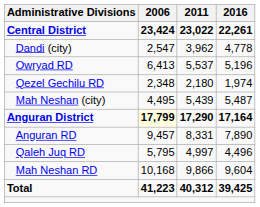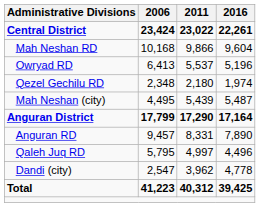rows swapped: (57, 170) <-> (44, 48)
(158, 118) lightyellow background -> (158, 118) no background
